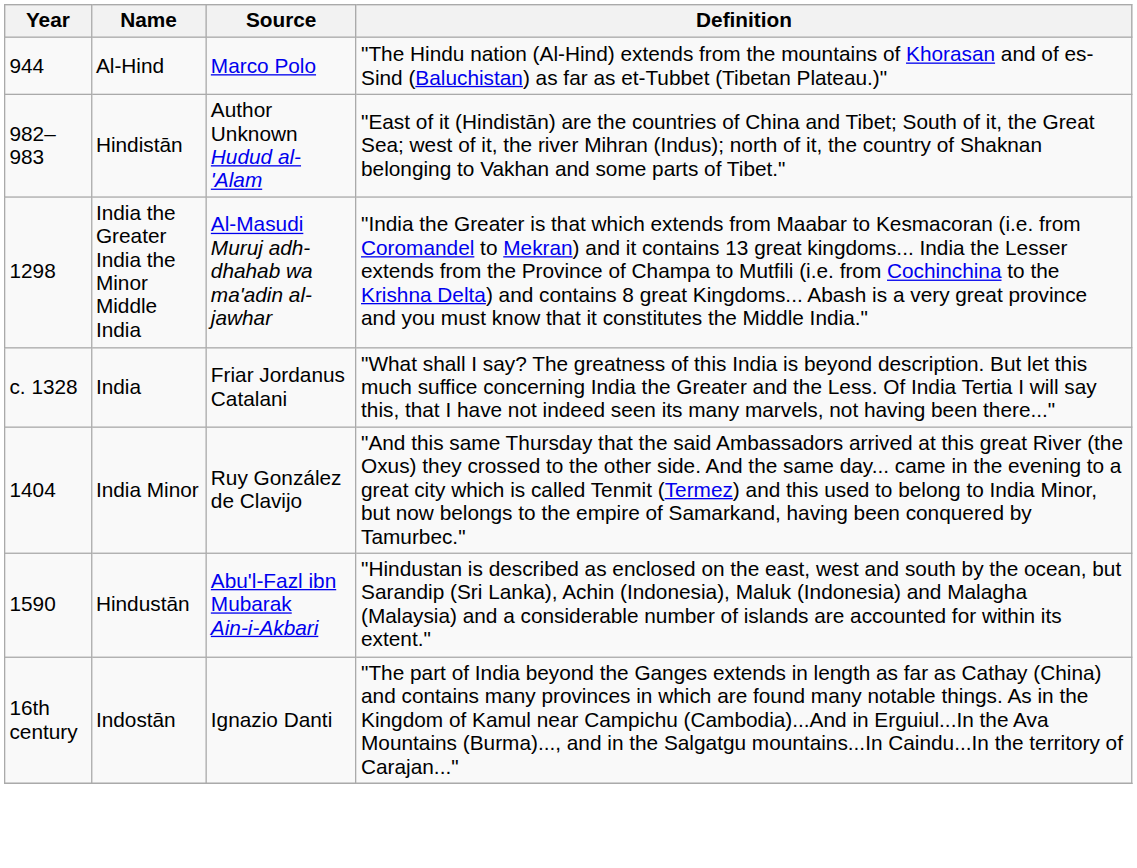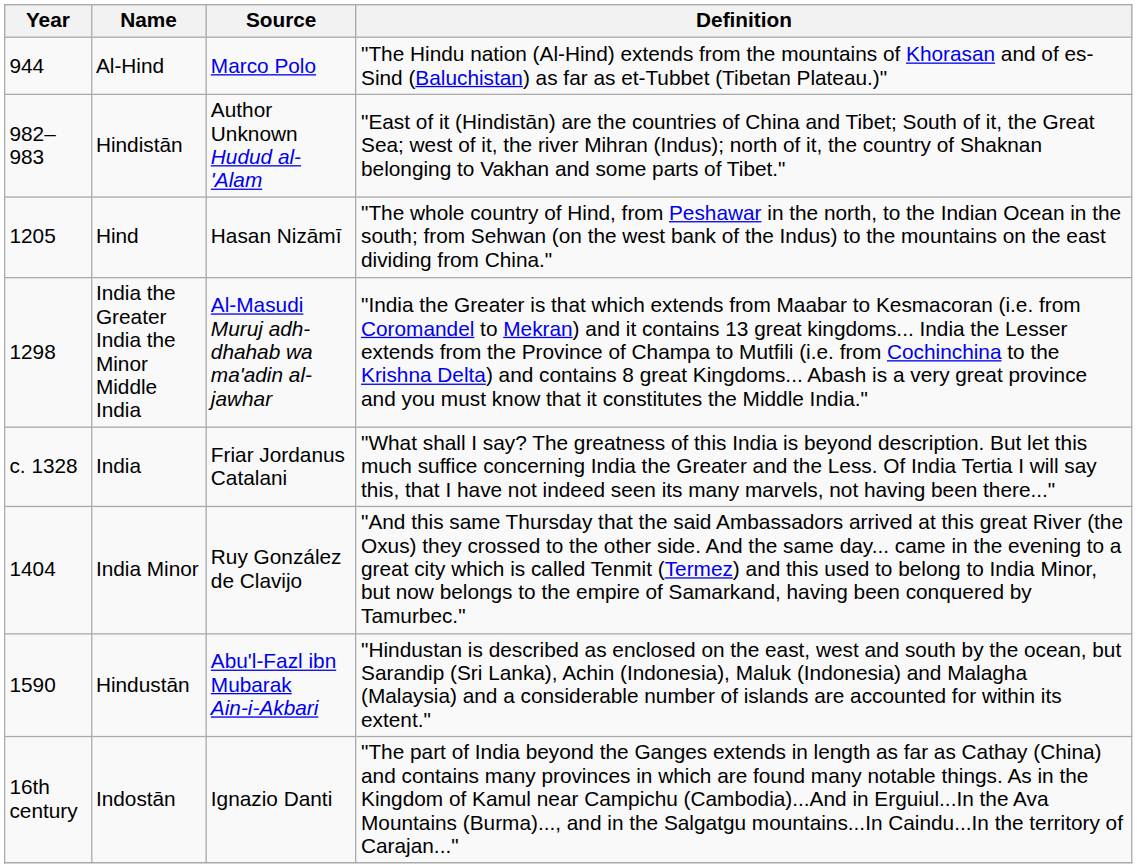+ row: (117, 236)
